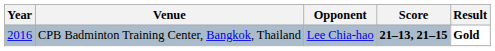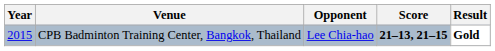(20, 35) 2016 -> (20, 35) 2015
